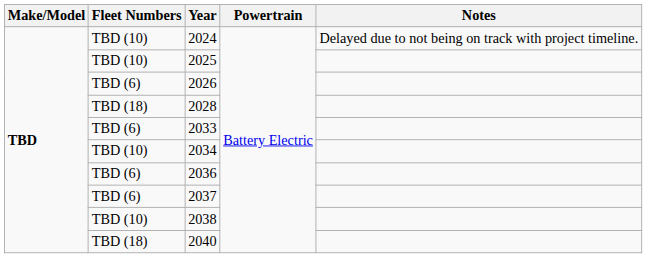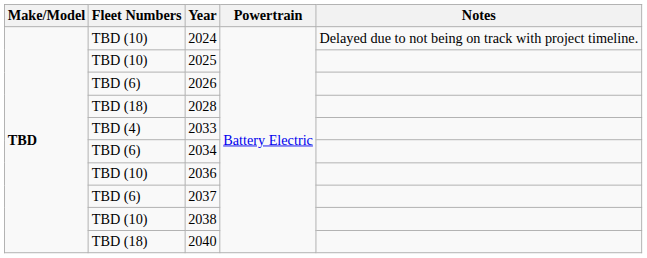(116, 128) TBD (6) -> (116, 128) TBD (4)
(120, 151) TBD (10) -> (116, 151) TBD (6)
(116, 173) TBD (6) -> (120, 173) TBD (10)
